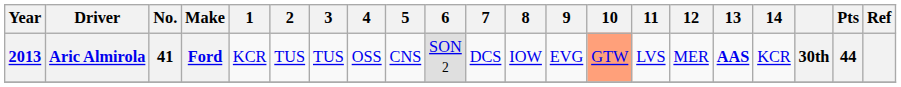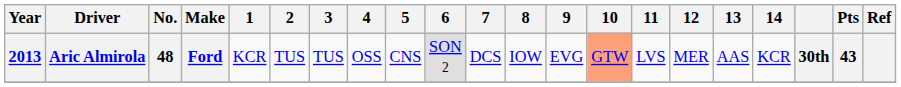(165, 57) 41 -> (165, 57) 48
(733, 57) bold -> (733, 57) normal
(848, 57) 44 -> (848, 57) 43
